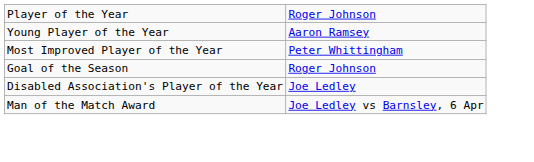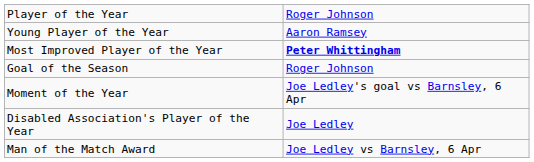(346, 50) normal -> (343, 50) bold
+ row: (68, 93)
